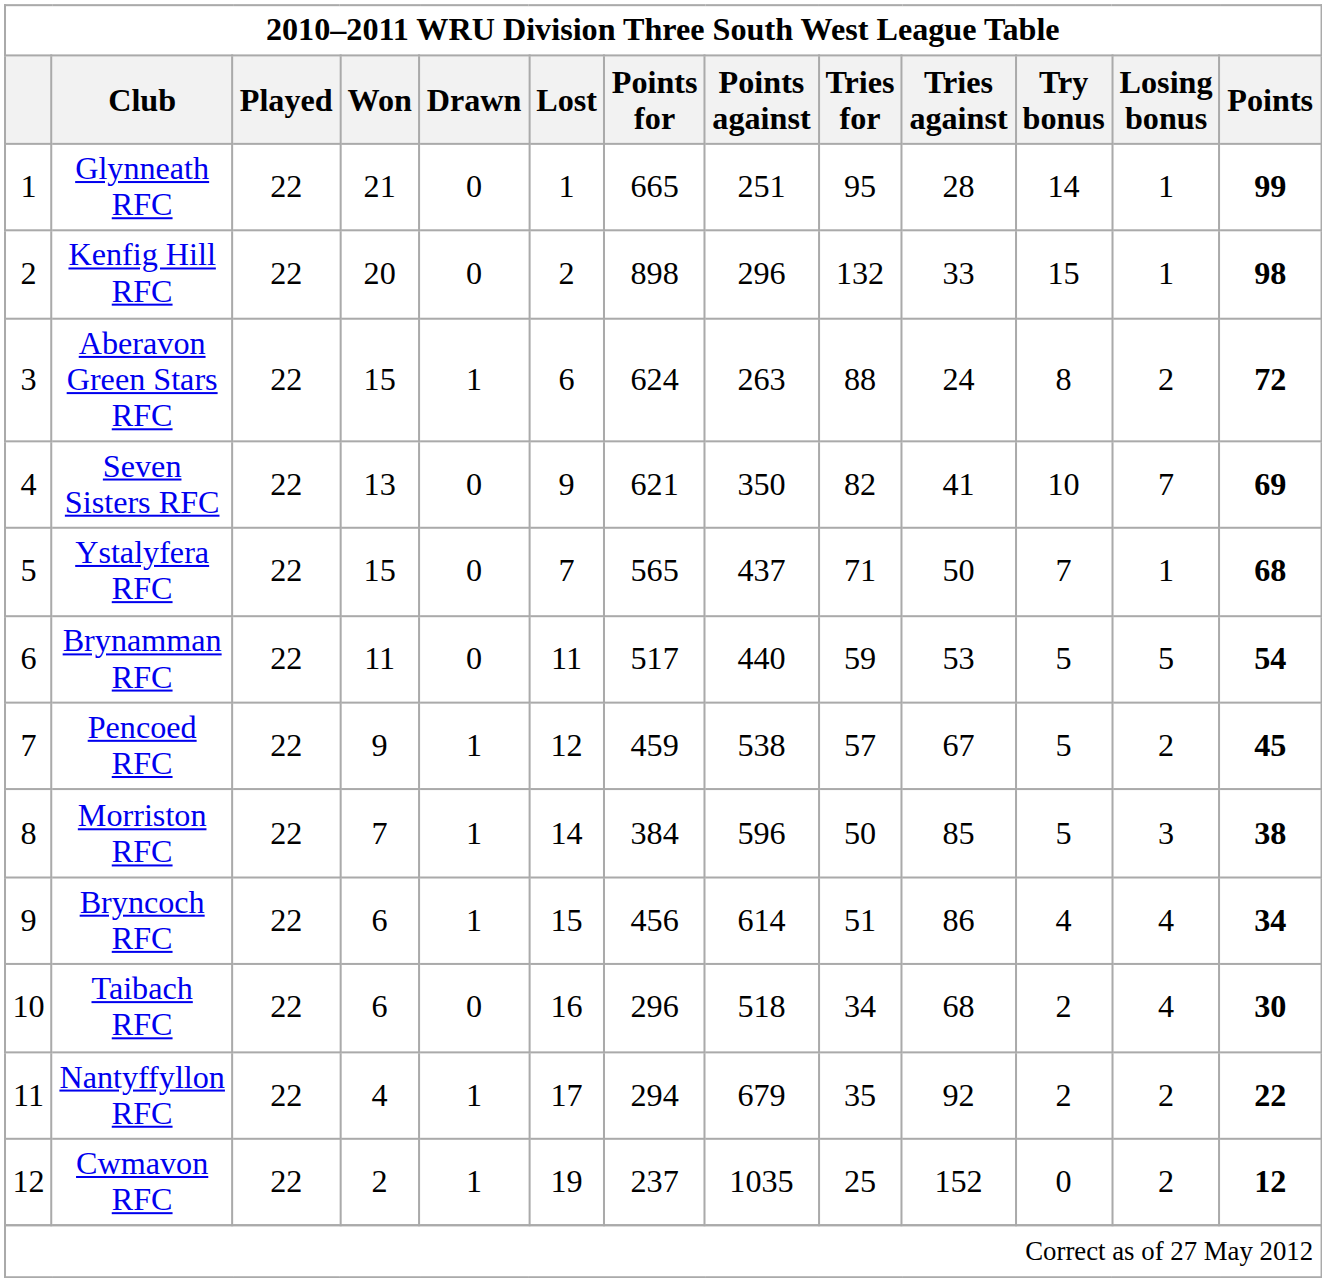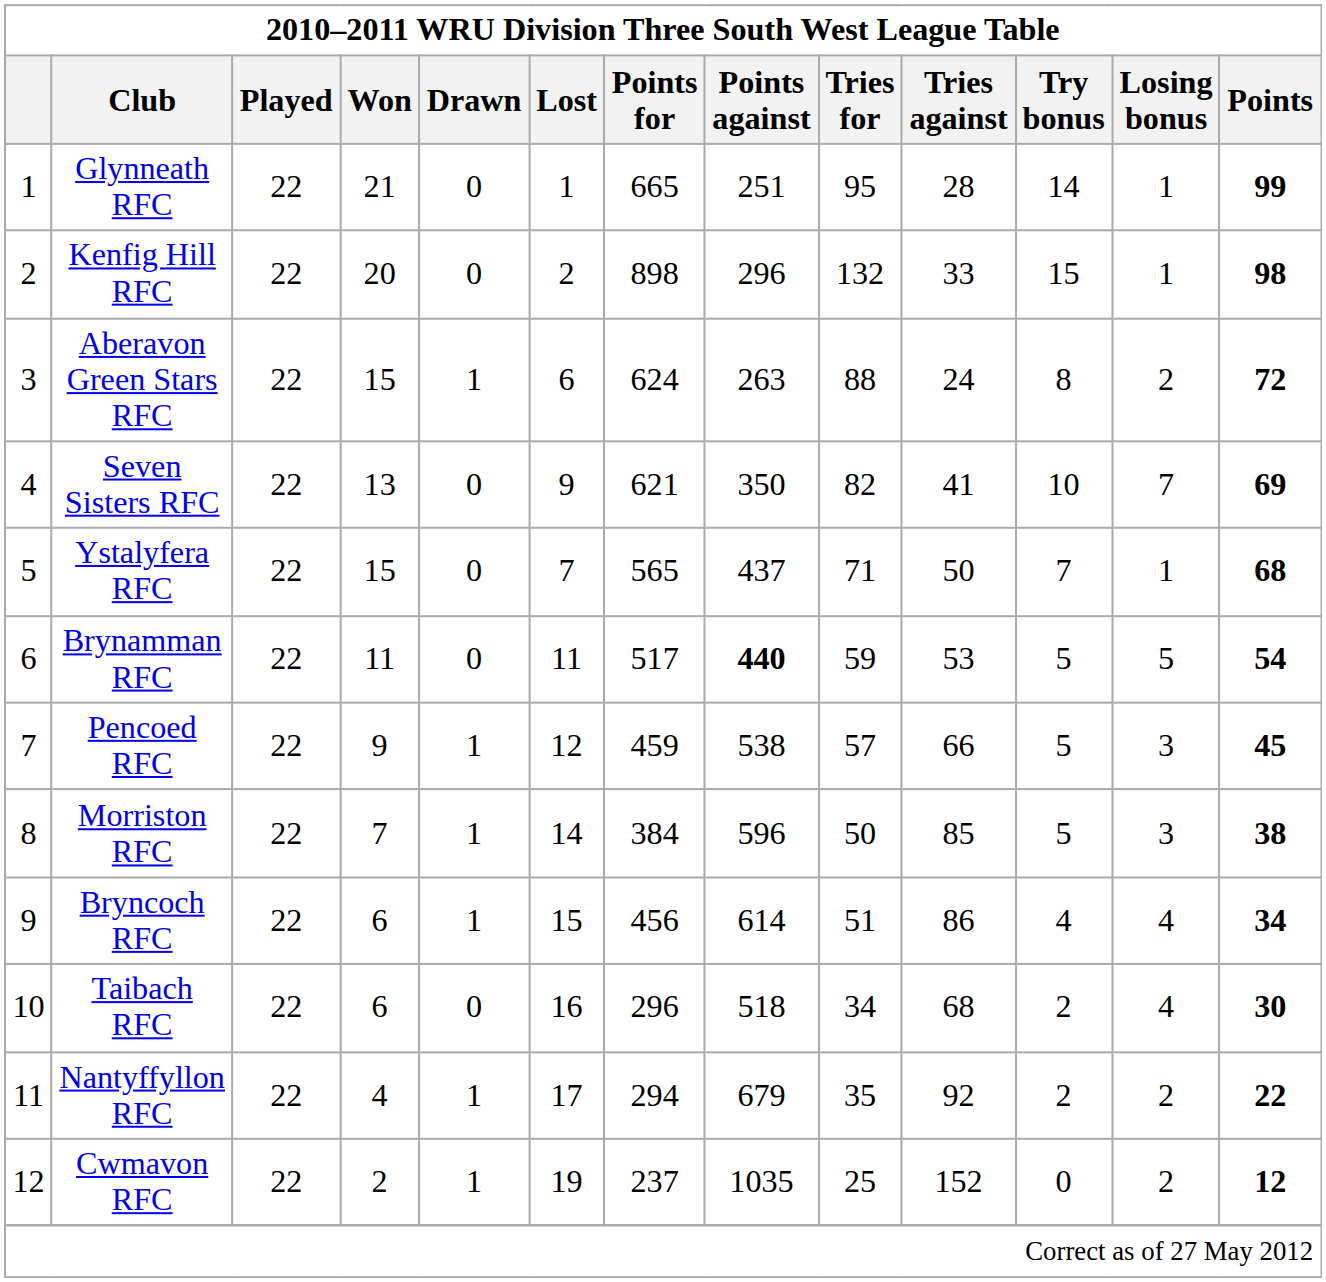(762, 658) normal -> (762, 658) bold
(959, 745) 67 -> (959, 745) 66
(1166, 745) 2 -> (1166, 745) 3
